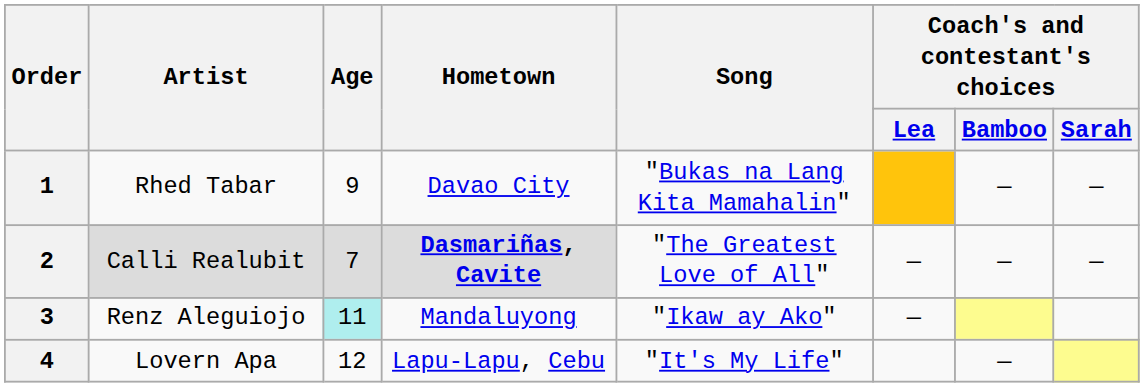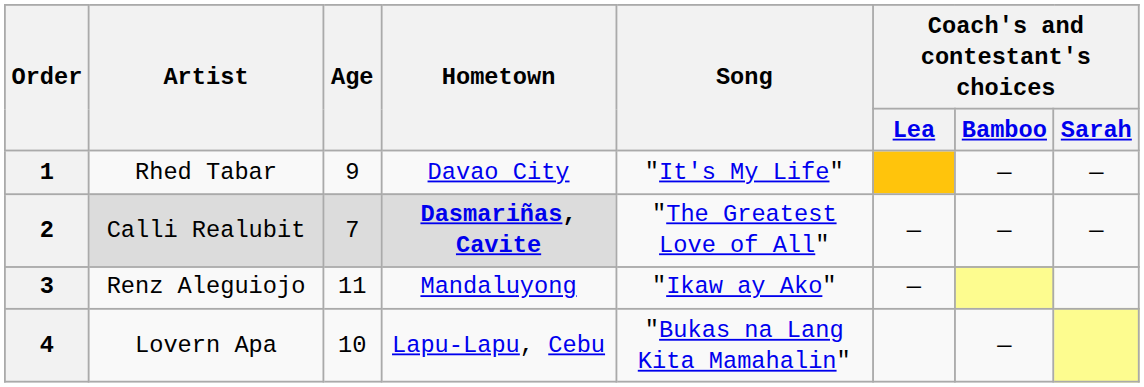(744, 188) "Bukas na Lang Kita Mamahalin" -> (744, 172) "It's My Life"
(352, 319) paleturquoise background -> (352, 288) no background
(352, 361) 12 -> (352, 345) 10
(744, 361) "It's My Life" -> (744, 345) "Bukas na Lang Kita Mamahalin"
